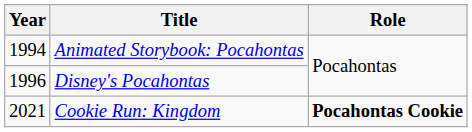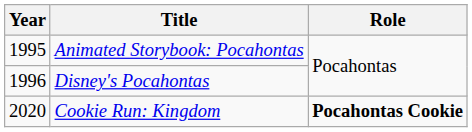(27, 50) 1994 -> (27, 50) 1995
(27, 111) 2021 -> (27, 111) 2020
